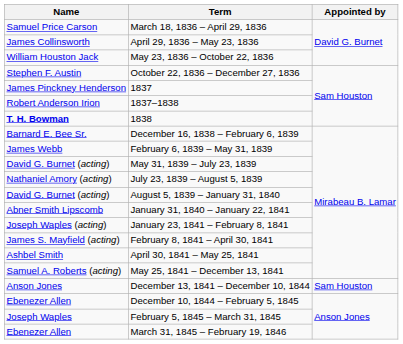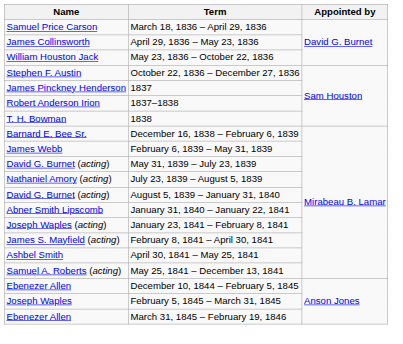(38, 118) bold -> (36, 118) normal
- row: (220, 286)
